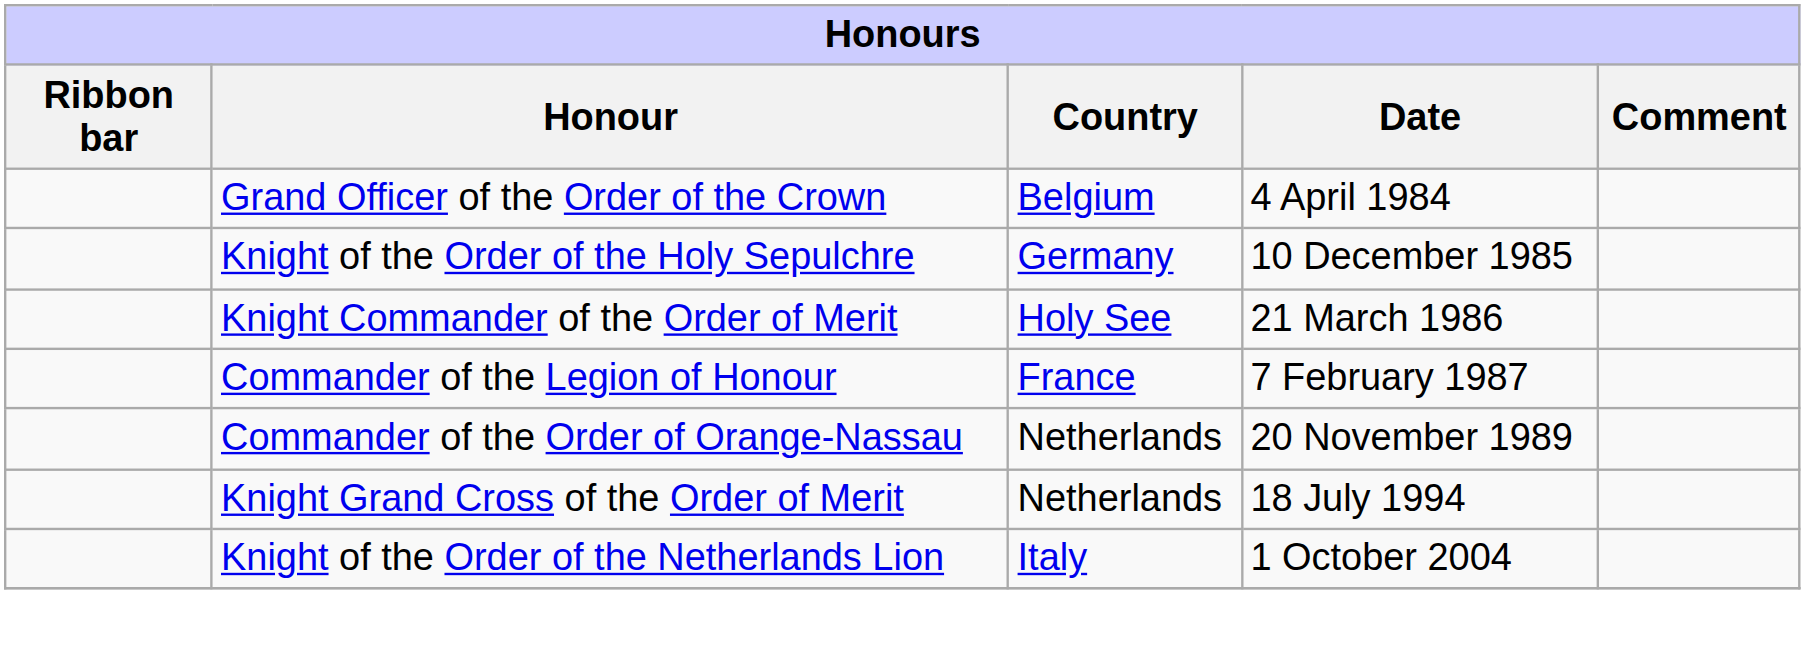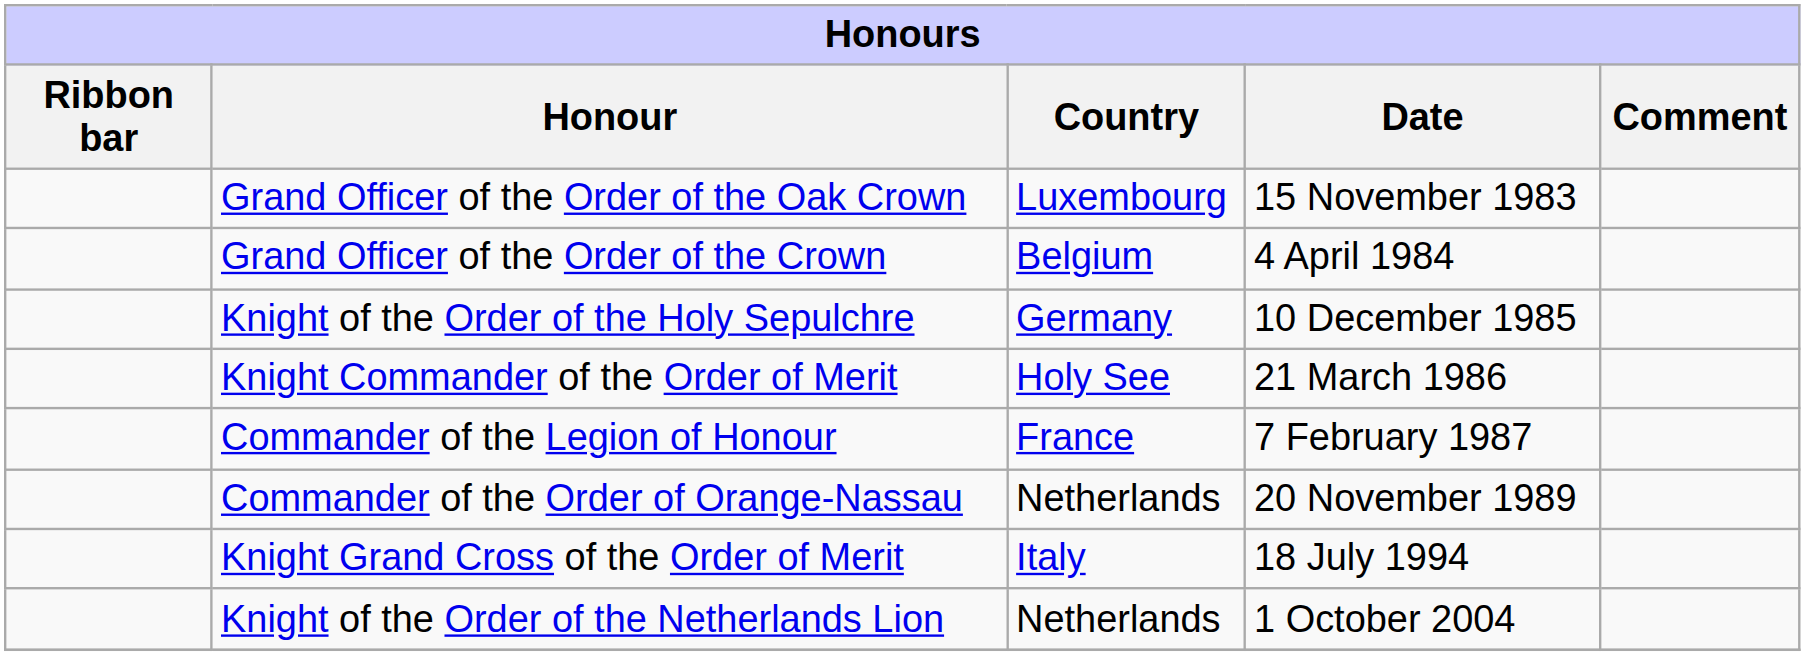+ row: (594, 197)
(1120, 498) Netherlands -> (1051, 558) Italy
(1052, 558) Italy -> (1118, 618) Netherlands
